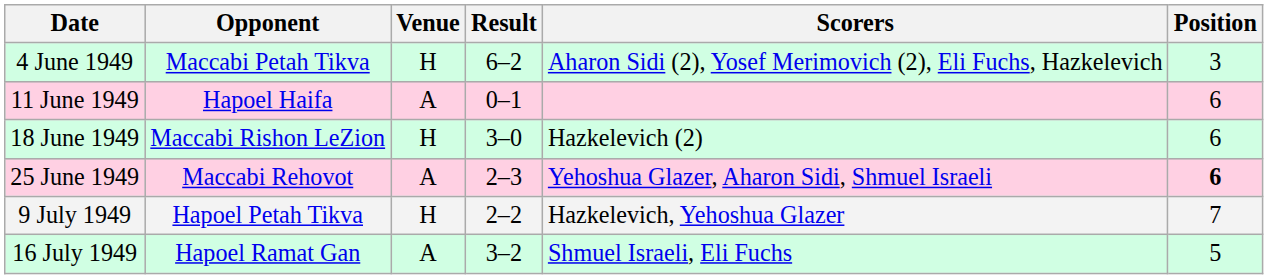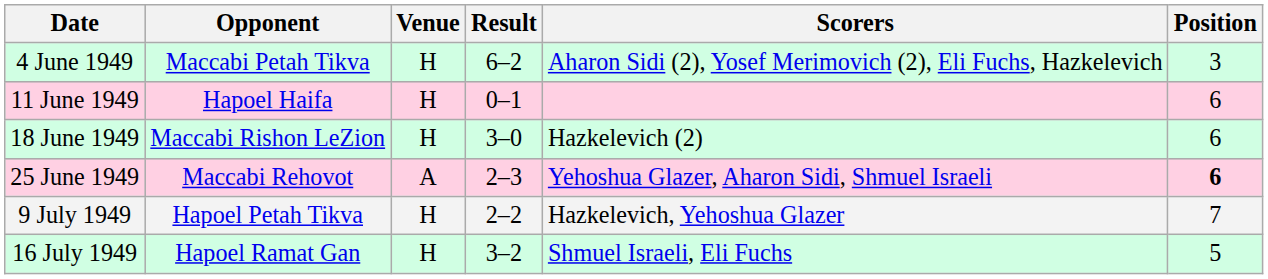(428, 100) A -> (428, 100) H
(428, 253) A -> (428, 253) H
